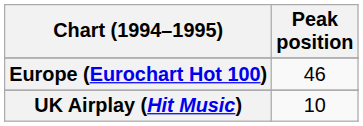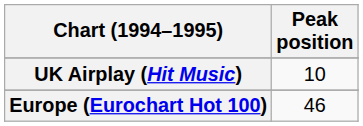rows swapped: (138, 74) <-> (138, 105)
